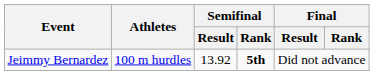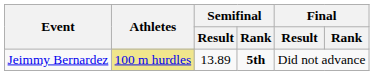(153, 60) no background -> (153, 60) khaki background
(216, 60) 13.92 -> (216, 60) 13.89
